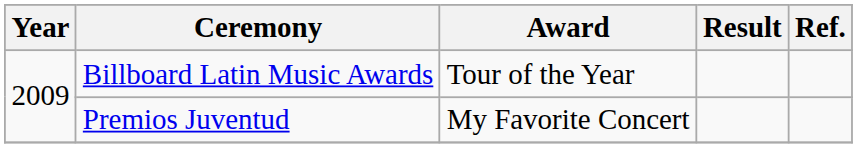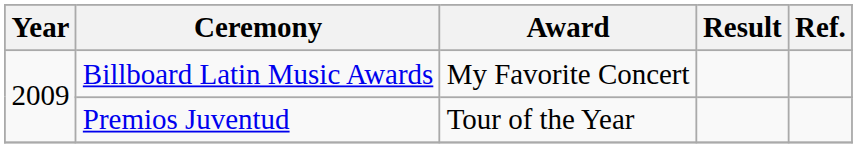(541, 73) Tour of the Year -> (568, 73) My Favorite Concert
(568, 119) My Favorite Concert -> (541, 119) Tour of the Year
